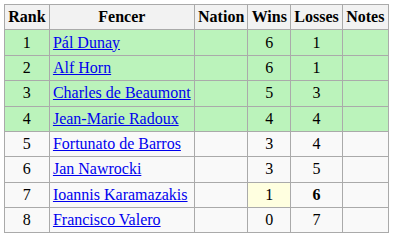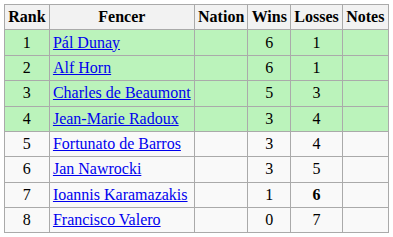(269, 118) 4 -> (269, 118) 3
(269, 194) lightyellow background -> (269, 194) no background
